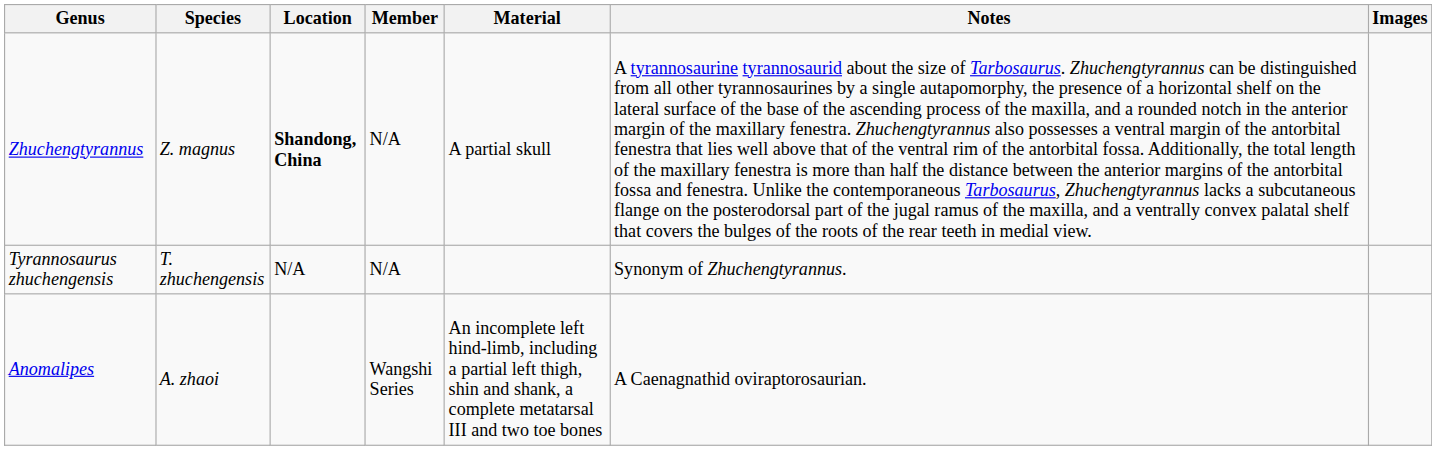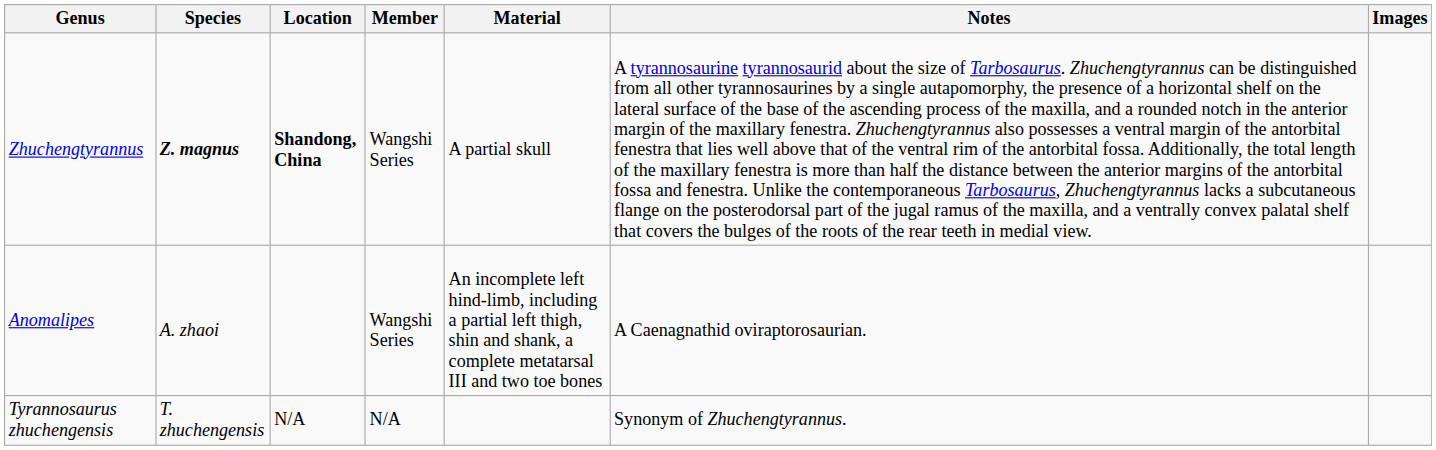(197, 149) normal -> (199, 149) bold
(385, 139) N/A -> (401, 149) Wangshi Series
rows swapped: (63, 269) <-> (51, 369)
